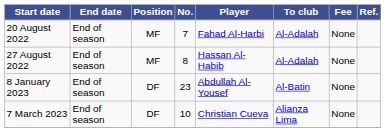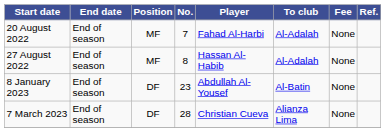(185, 114) 10 -> (185, 114) 28
